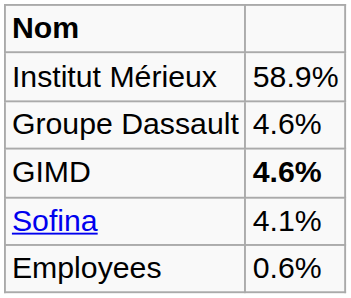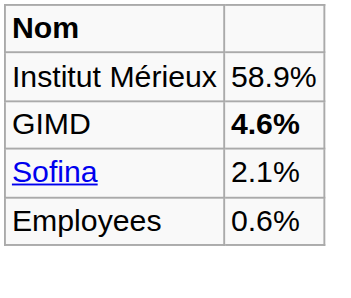- row: (125, 124)
(287, 220) 4.1% -> (265, 172) 2.1%
